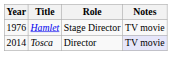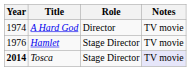+ row: (54, 27)
(16, 43) normal -> (16, 58) bold
(80, 43) Director -> (111, 58) Stage Director
